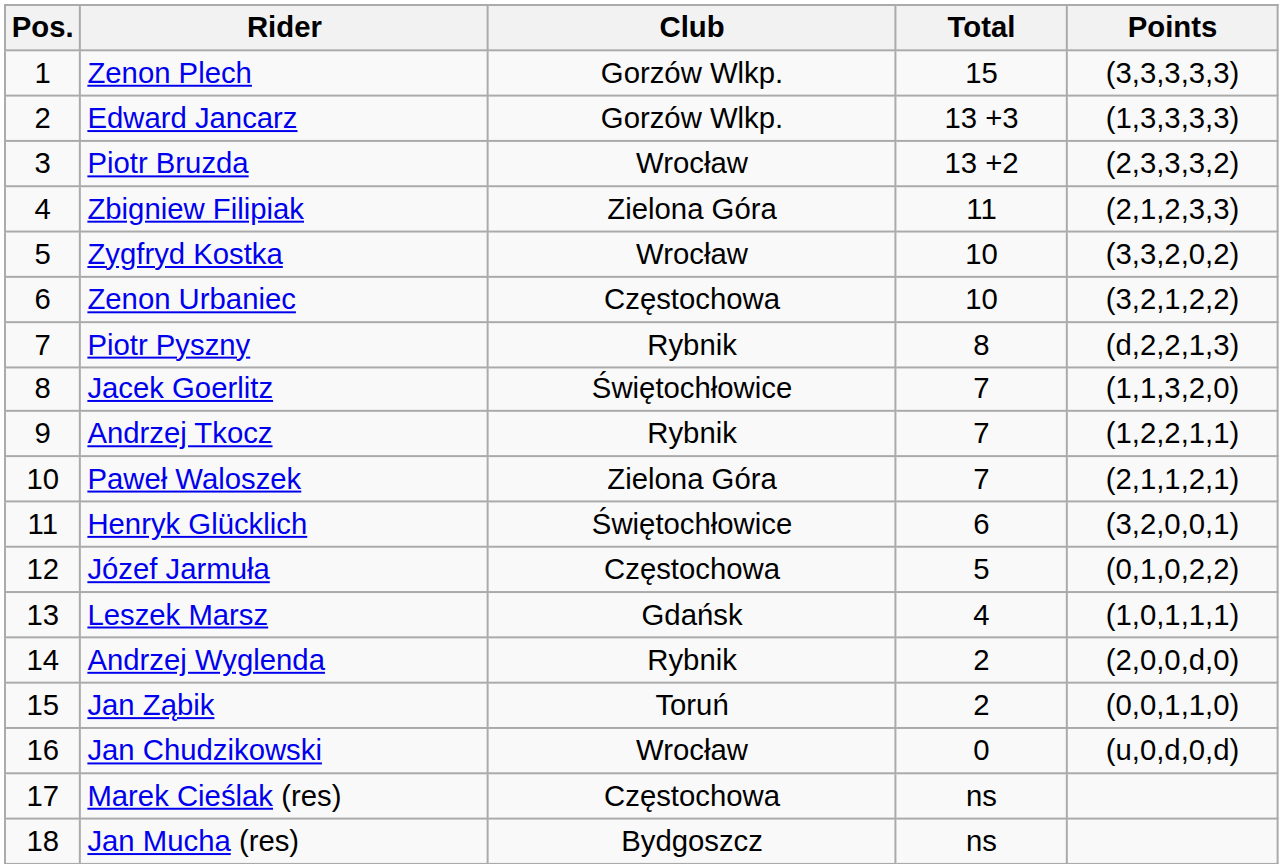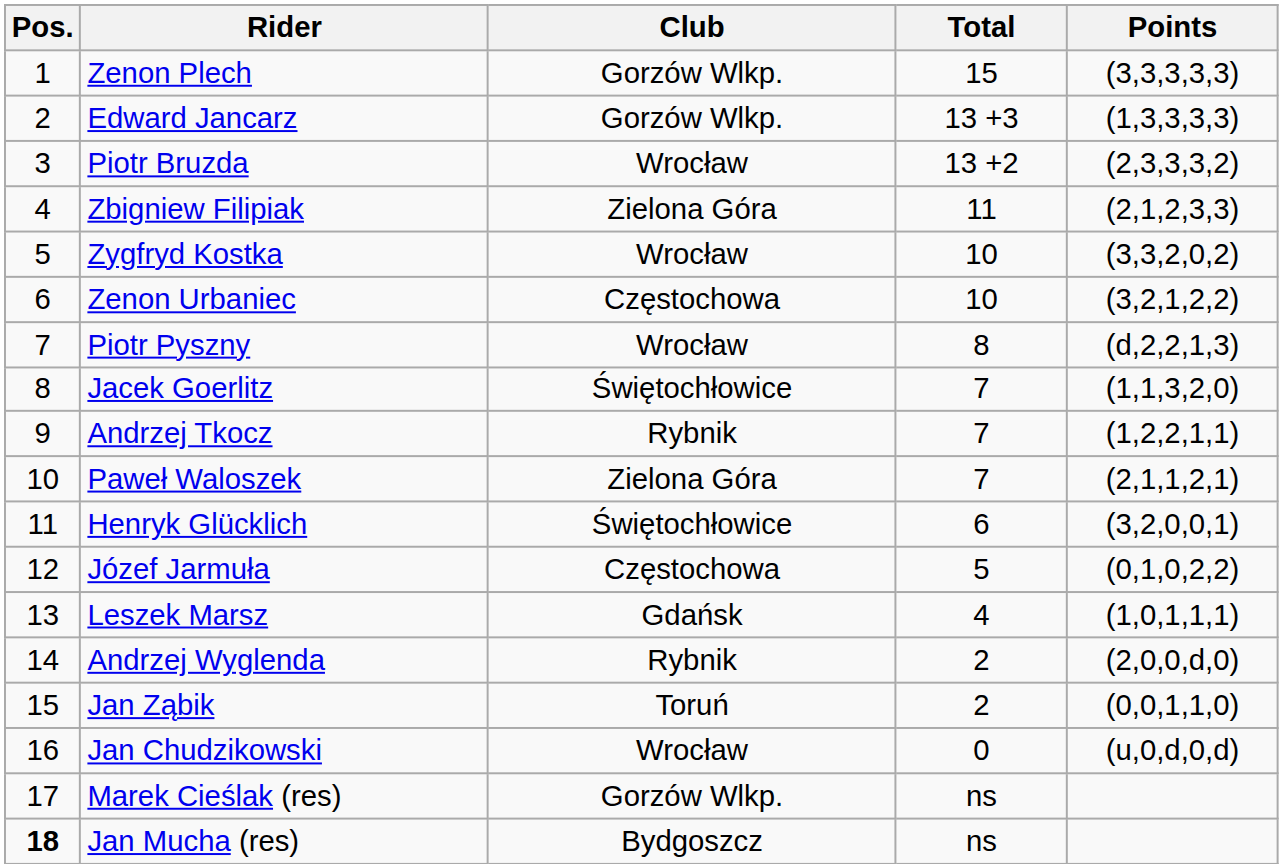(692, 344) Rybnik -> (692, 344) Wrocław
(692, 796) Częstochowa -> (692, 796) Gorzów Wlkp.
(43, 841) normal -> (43, 841) bold
